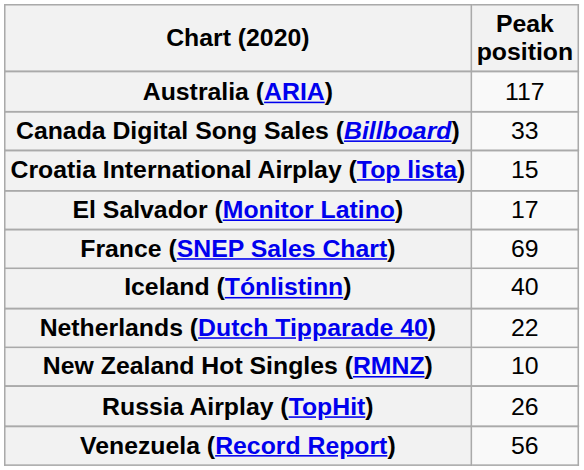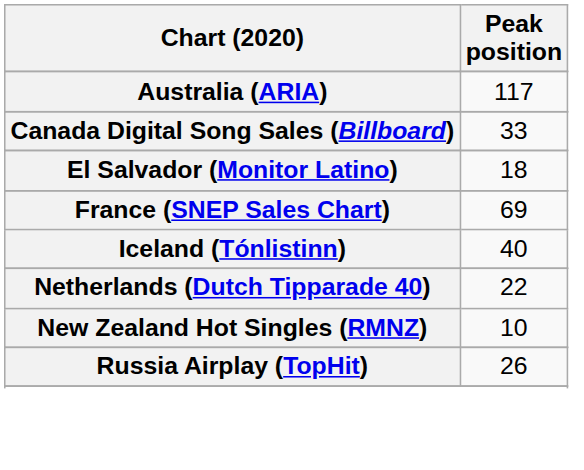- row: (238, 170)
(525, 209) 17 -> (514, 170) 18
- row: (238, 445)
